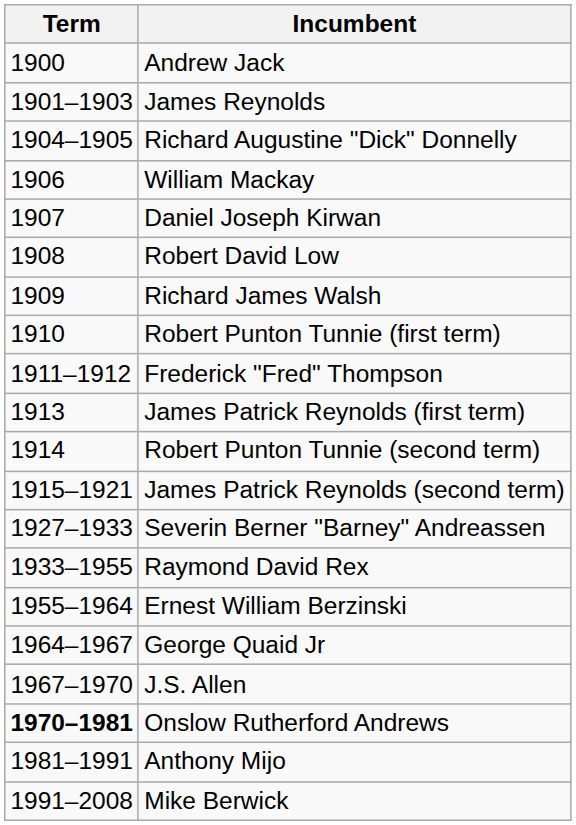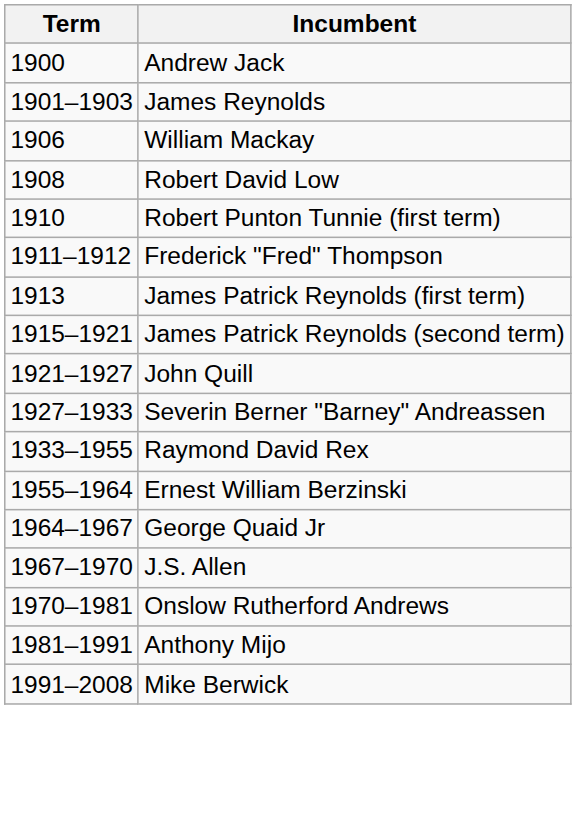- row: (330, 140)
- row: (263, 218)
- row: (263, 295)
- row: (342, 450)
+ row: (199, 373)
(72, 722) bold -> (72, 606) normal
